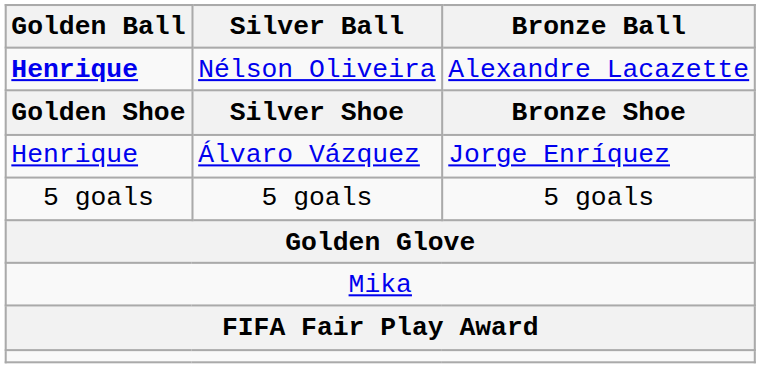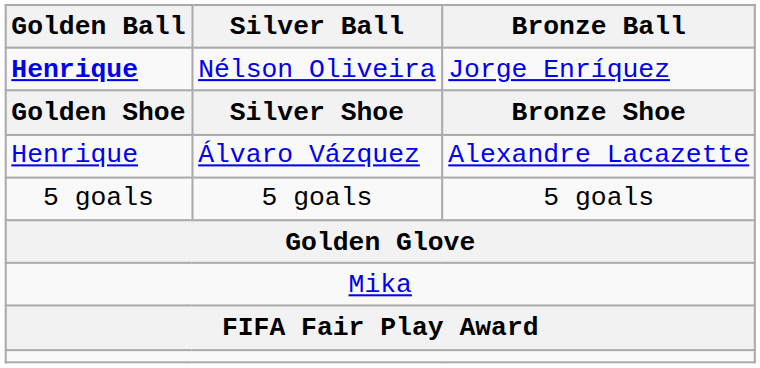(599, 70) Alexandre Lacazette -> (559, 70) Jorge Enríquez
(559, 156) Jorge Enríquez -> (599, 156) Alexandre Lacazette
